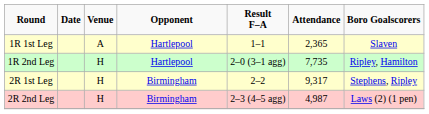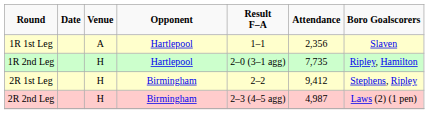(316, 44) 2,365 -> (316, 44) 2,356
(316, 81) 9,317 -> (316, 81) 9,412
